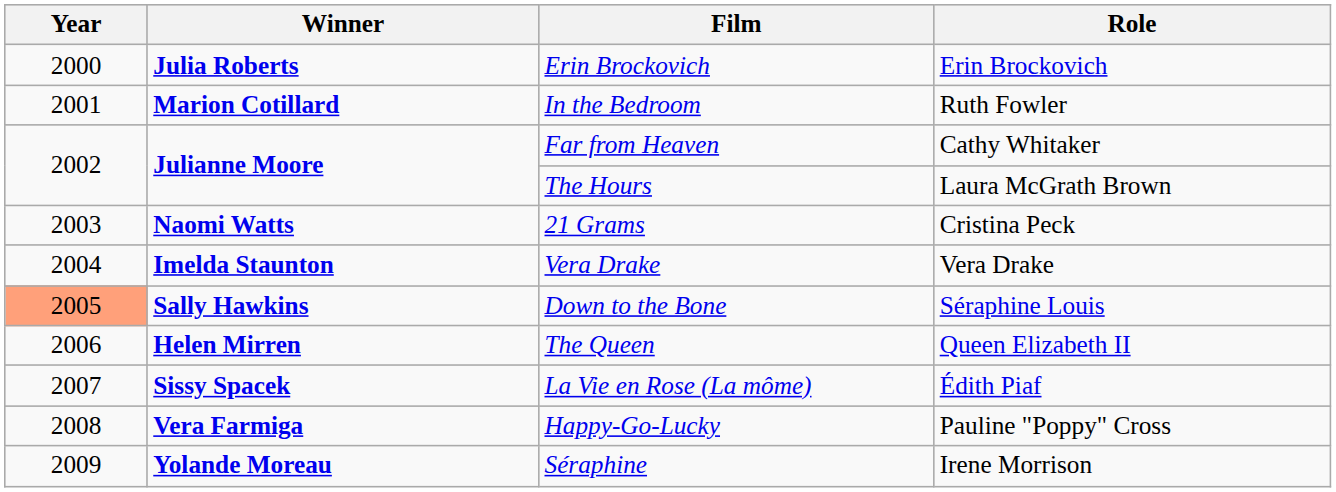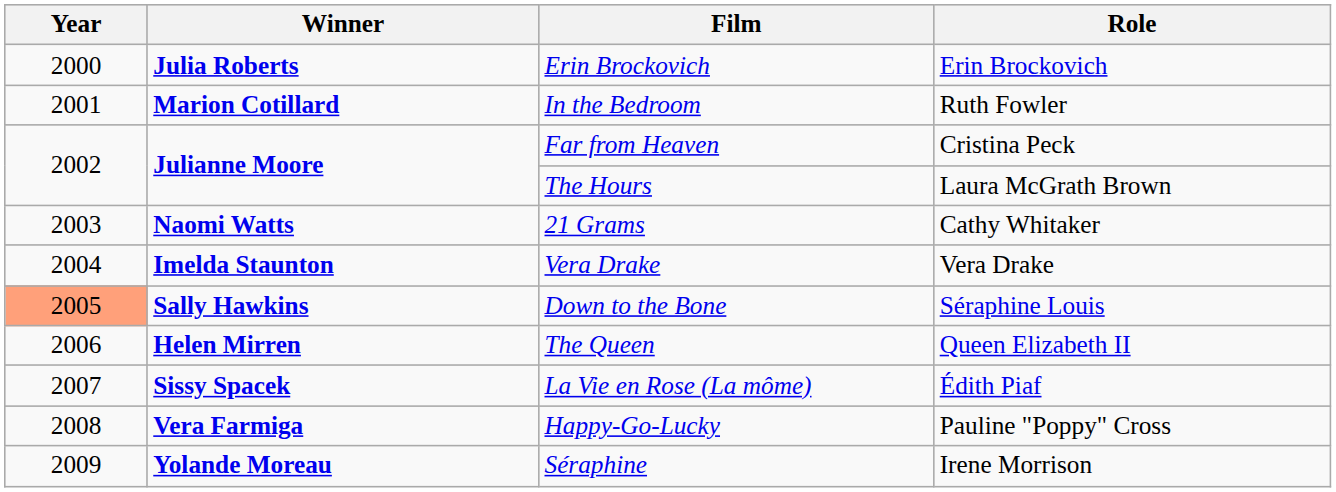(1020, 144) Cathy Whitaker -> (1007, 144) Cristina Peck
(1007, 225) Cristina Peck -> (1020, 225) Cathy Whitaker
